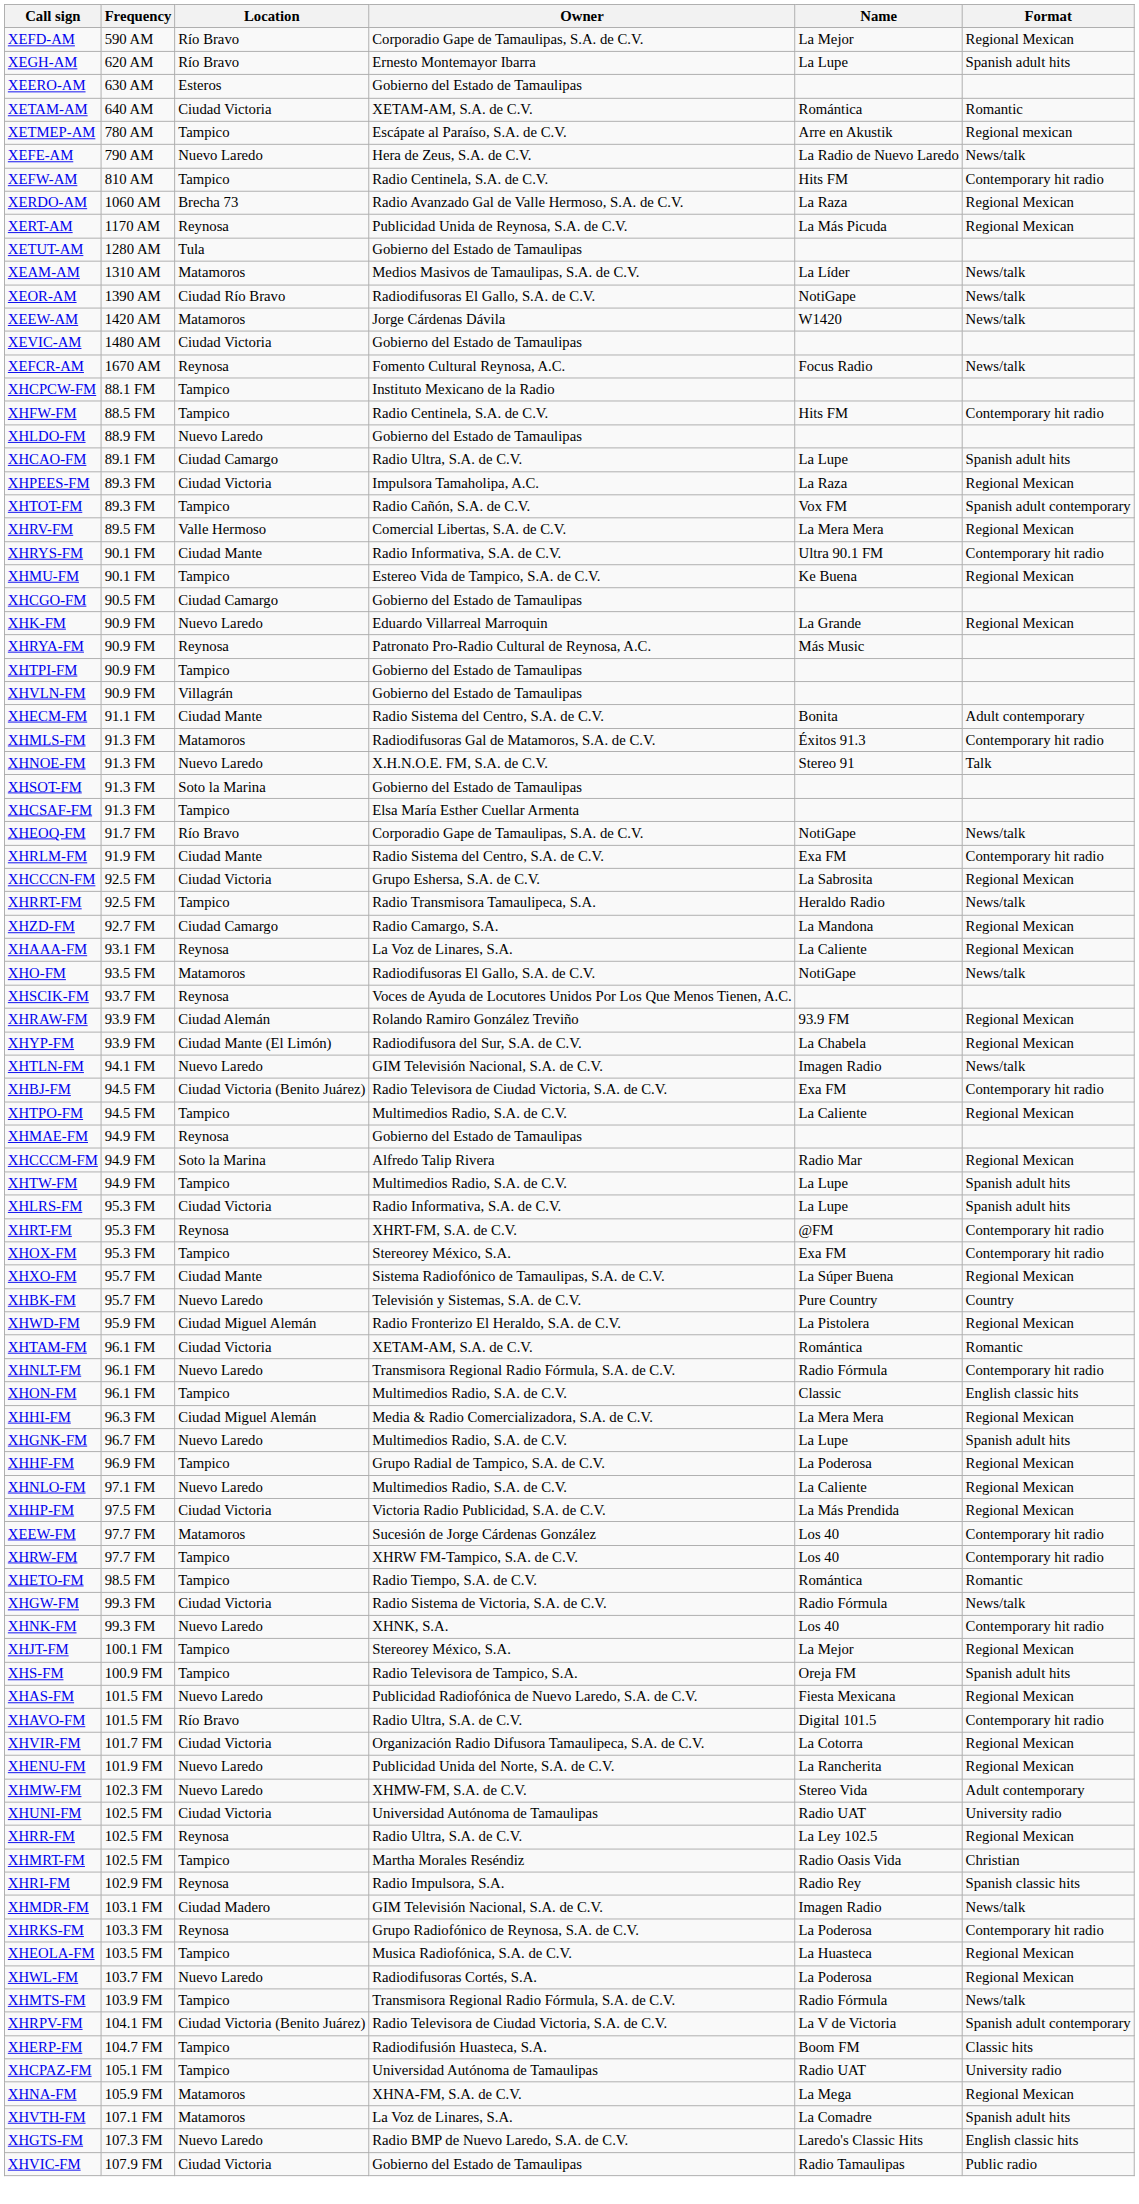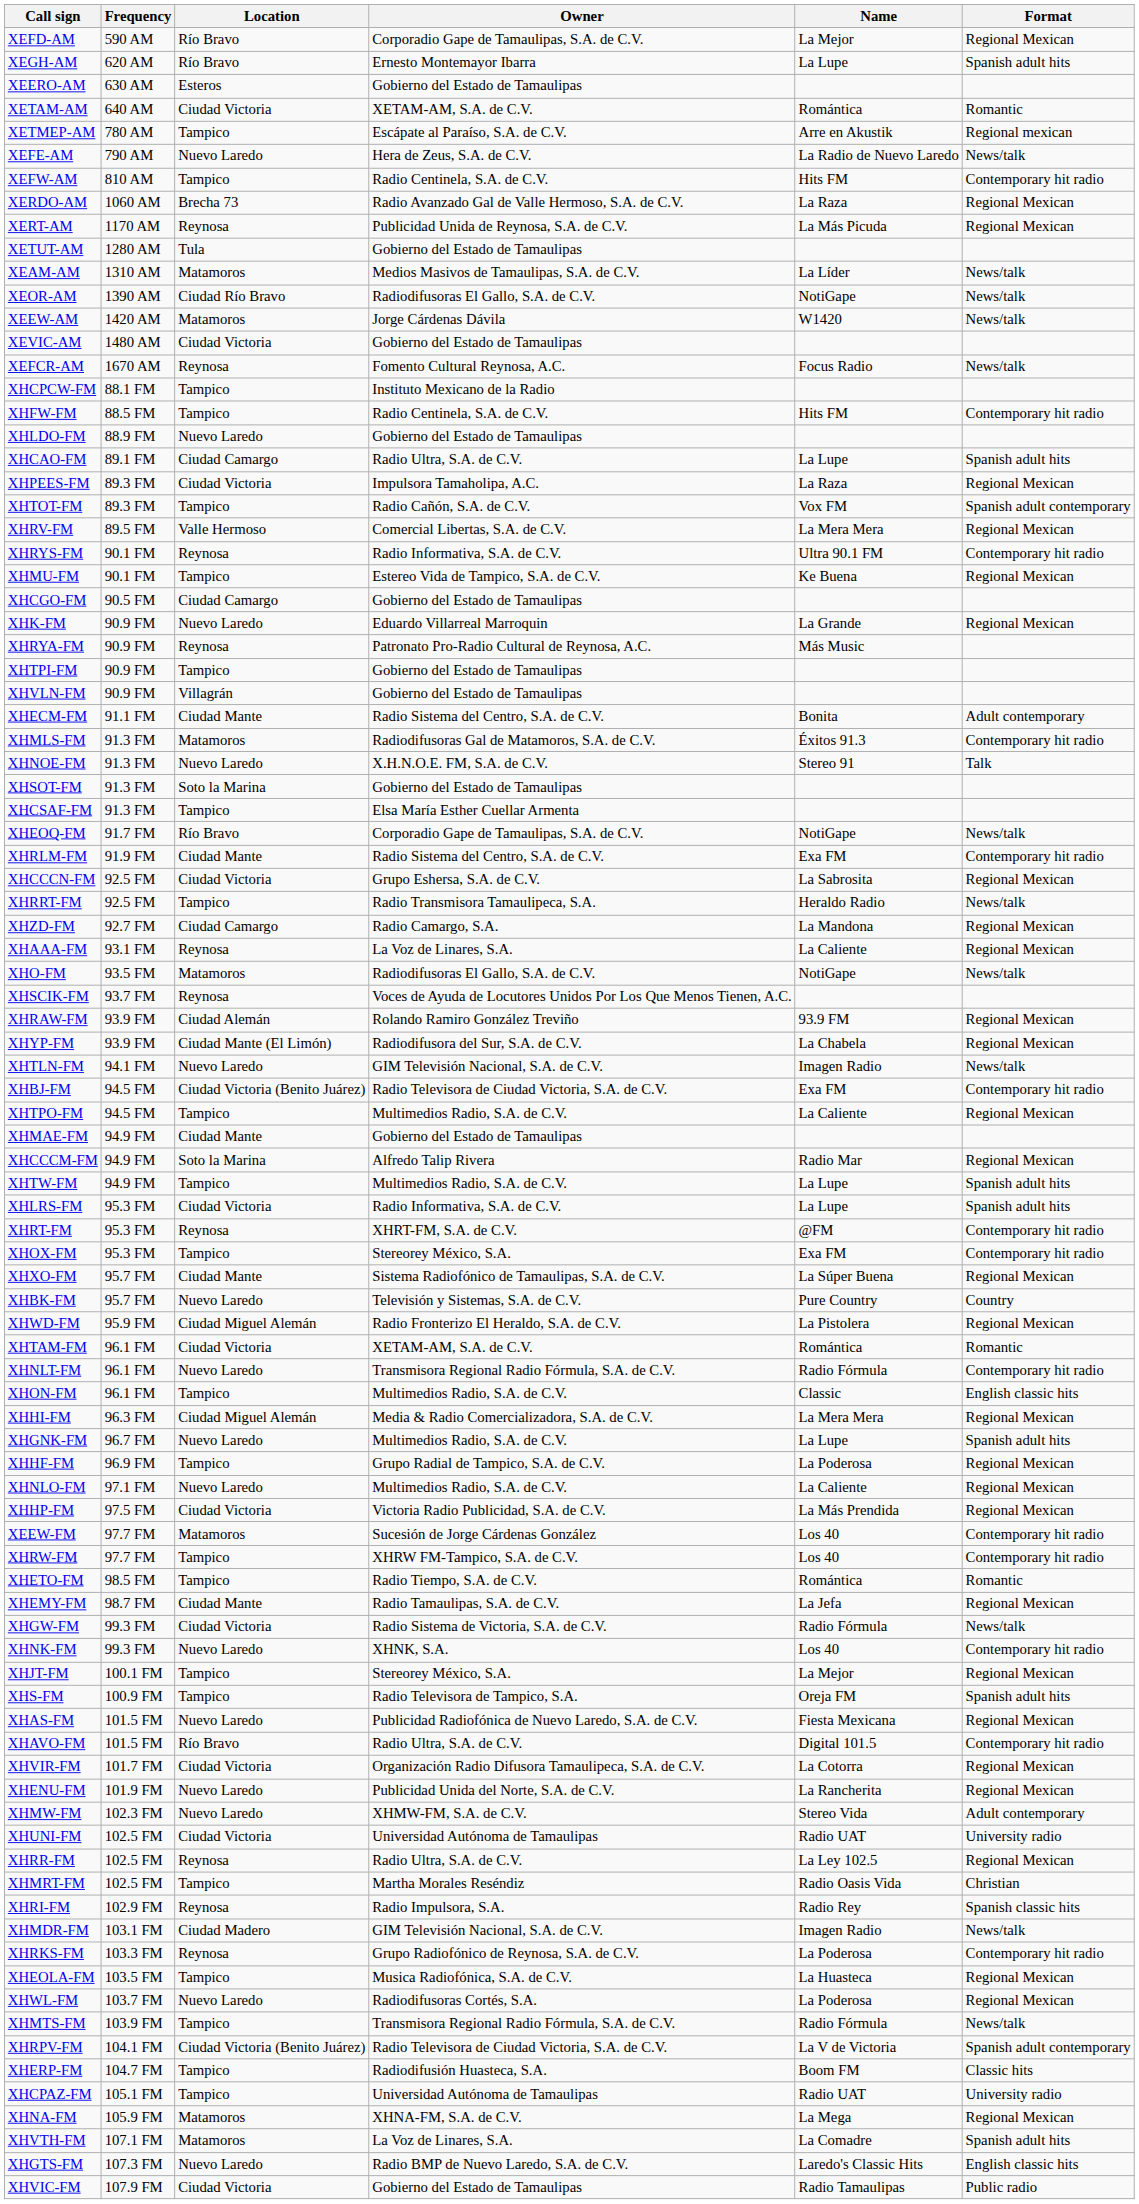(220, 553) Ciudad Mante -> (204, 553) Reynosa
(204, 1136) Reynosa -> (220, 1136) Ciudad Mante
+ row: (47, 1603)
